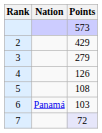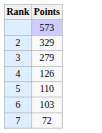- column: (49, 12)
(82, 43) 429 -> (47, 43) 329
(82, 89) 108 -> (47, 89) 110
(82, 120) lavender background -> (47, 120) no background
